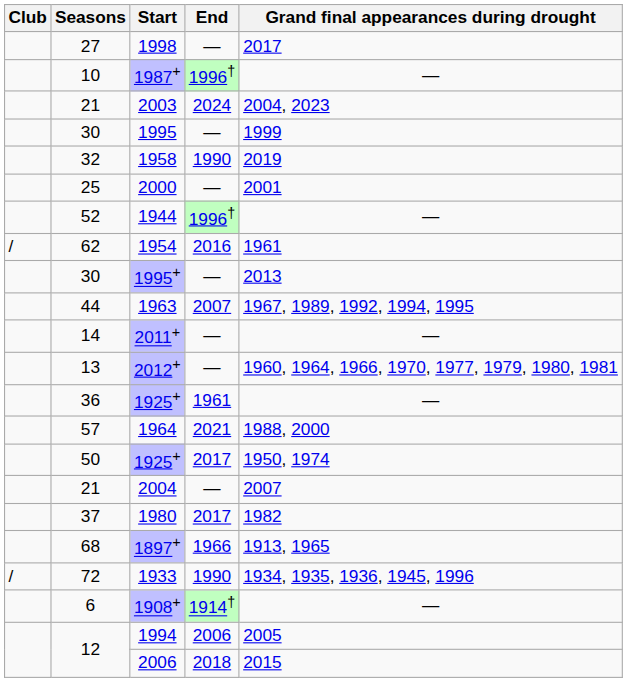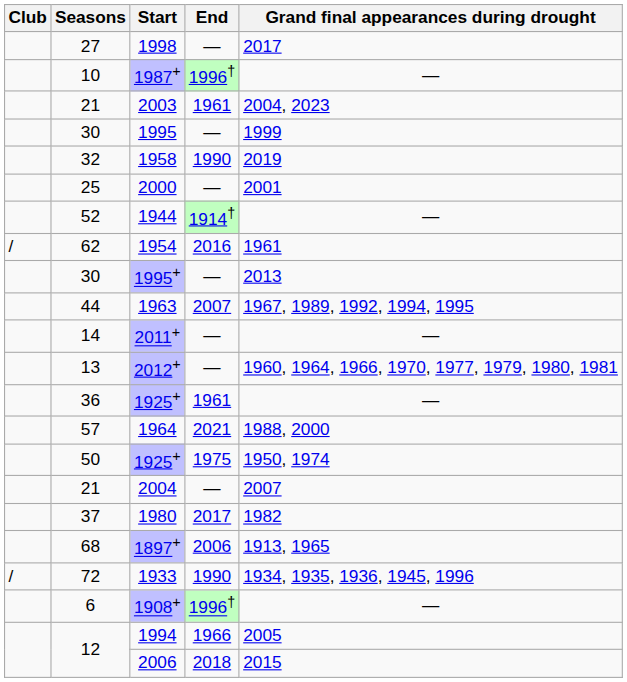(212, 105) 2024 -> (212, 105) 1961
(212, 217) 1996† -> (212, 217) 1914†
(212, 459) 2017 -> (212, 459) 1975
(212, 546) 1966 -> (212, 546) 2006
(212, 606) 1914† -> (212, 606) 1996†
(212, 635) 2006 -> (212, 635) 1966
